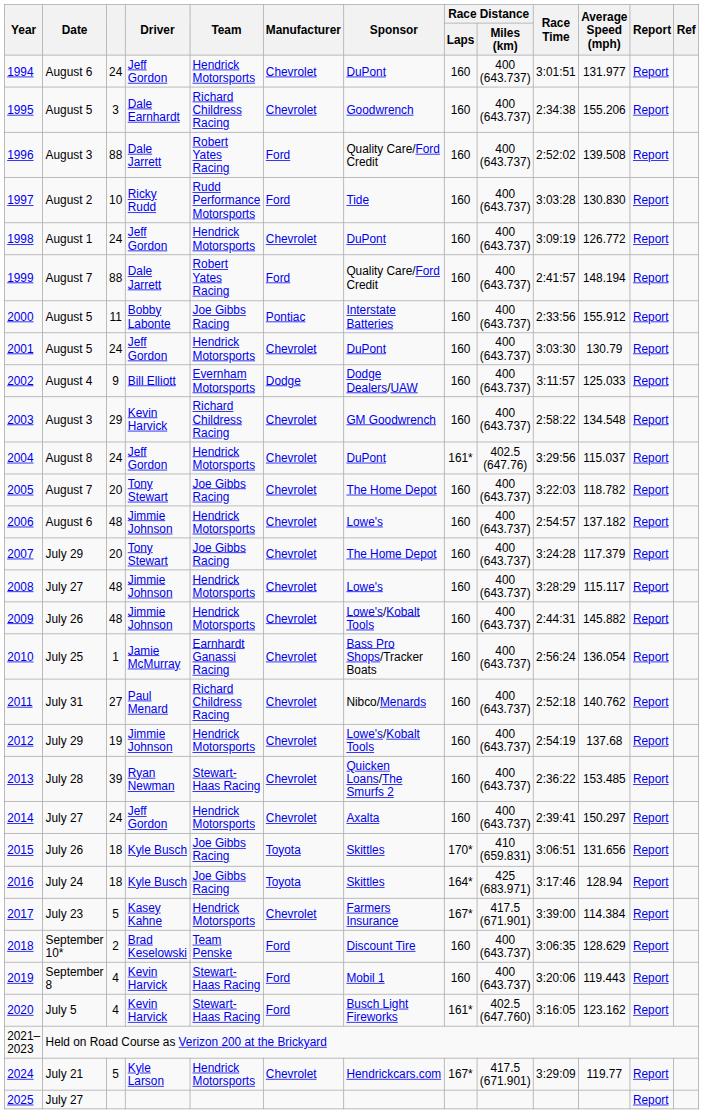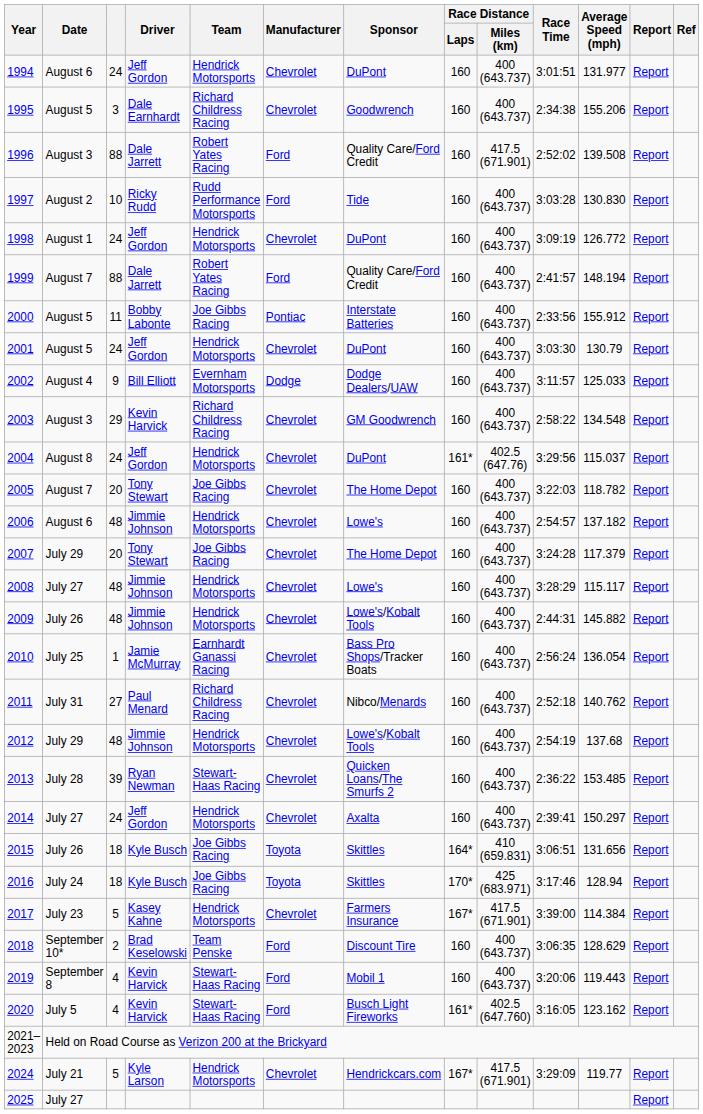(505, 155) 400 (643.737) -> (505, 155) 417.5 (671.901)
(116, 741) 19 -> (116, 741) 48
(461, 850) 170* -> (461, 850) 164*
(461, 882) 164* -> (461, 882) 170*
